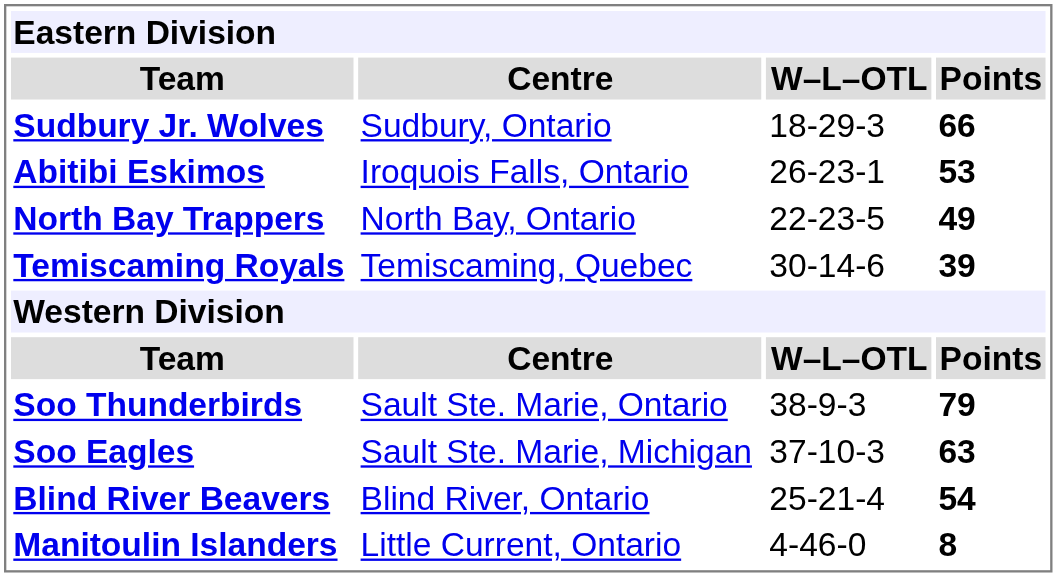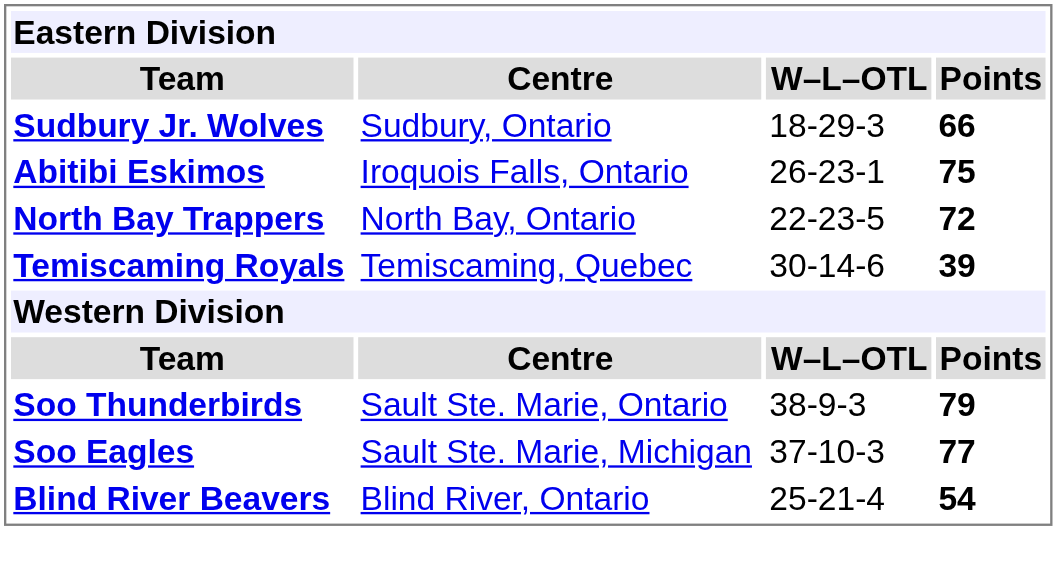(957, 172) 53 -> (957, 172) 75
(957, 218) 49 -> (957, 218) 72
(957, 451) 63 -> (957, 451) 77
- row: (175, 545)
